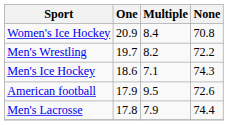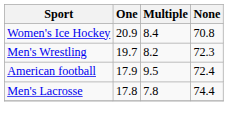(204, 52) 72.2 -> (204, 52) 72.3
- row: (51, 71)
(204, 91) 72.6 -> (204, 71) 72.4
(151, 110) 7.9 -> (151, 91) 7.8
